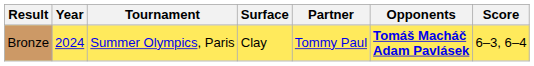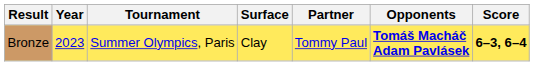(70, 43) 2024 -> (70, 43) 2023
(501, 43) normal -> (501, 43) bold
